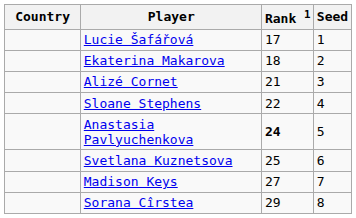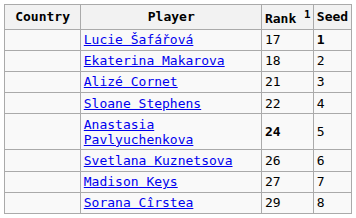(321, 40) normal -> (321, 40) bold
(273, 161) 25 -> (273, 161) 26
